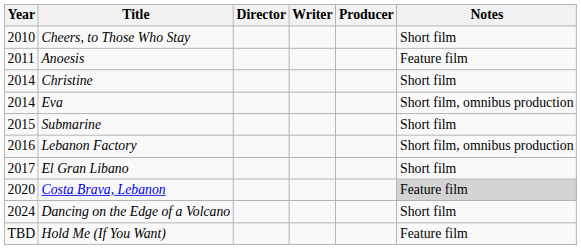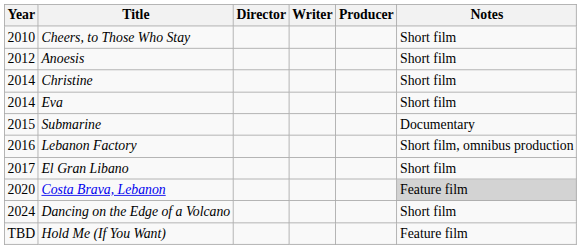(21, 59) 2011 -> (21, 59) 2012
(434, 59) Feature film -> (428, 59) Short film
(487, 102) Short film, omnibus production -> (428, 102) Short film
(428, 124) Short film -> (437, 124) Documentary
